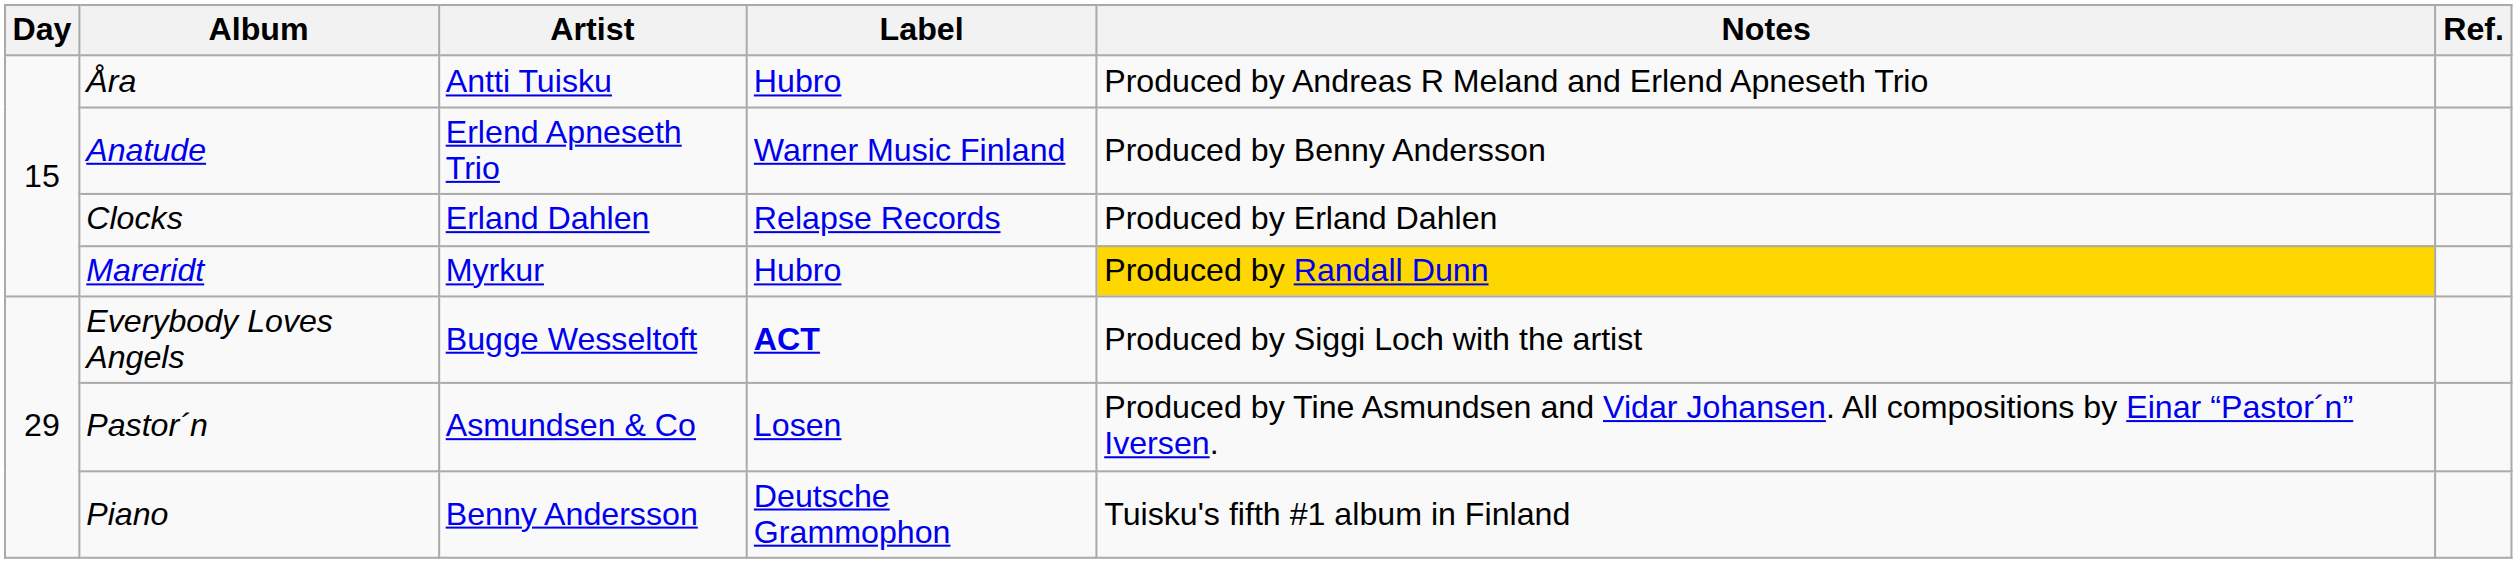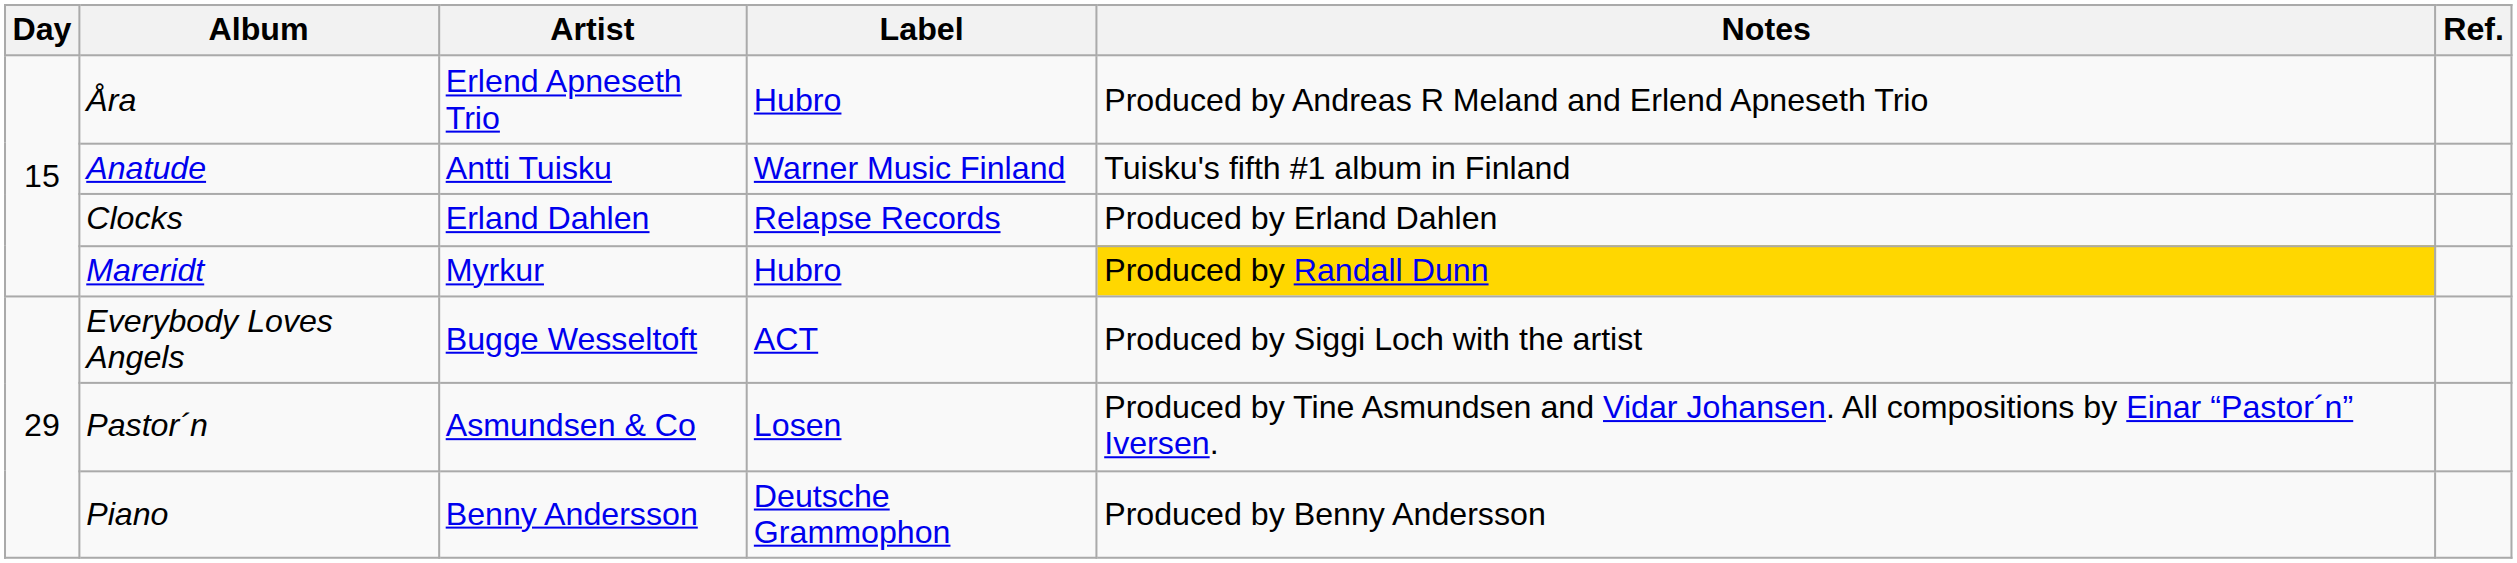(529, 81) Antti Tuisku -> (564, 99) Erlend Apneseth Trio
(564, 150) Erlend Apneseth Trio -> (529, 168) Antti Tuisku
(1325, 150) Produced by Benny Andersson -> (1337, 168) Tuisku's fifth #1 album in Finland
(787, 339) bold -> (786, 339) normal
(1337, 513) Tuisku's fifth #1 album in Finland -> (1325, 513) Produced by Benny Andersson
